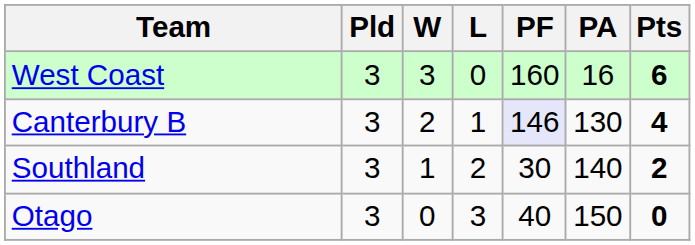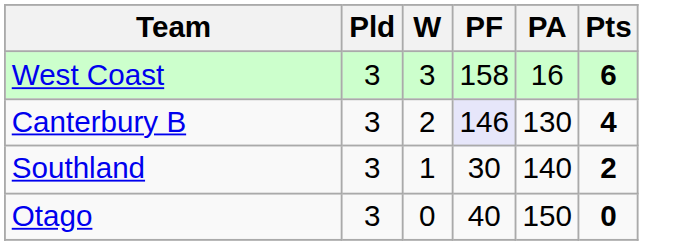- column: (478, 27)
(535, 74) 160 -> (484, 74) 158
